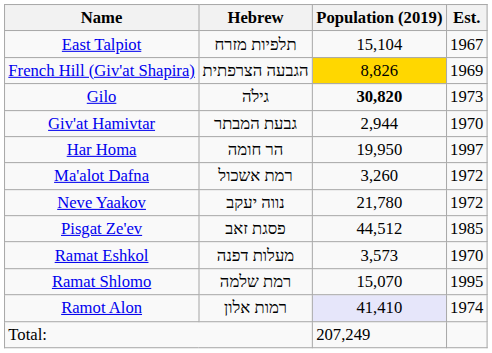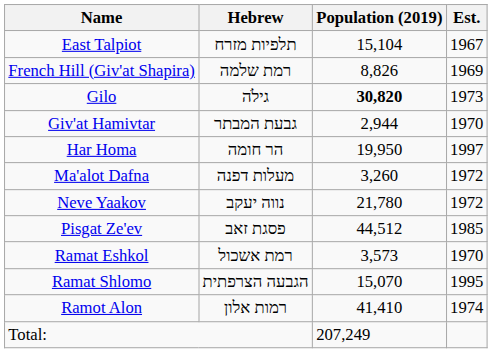(256, 70) הגבעה הצרפתית -> (256, 70) רמת שלמה
(379, 70) gold background -> (379, 70) no background
(256, 176) רמת אשכול -> (256, 176) מעלות דפנה
(256, 255) מעלות דפנה -> (256, 255) רמת אשכול
(256, 281) רמת שלמה -> (256, 281) הגבעה הצרפתית
(379, 307) lavender background -> (379, 307) no background
